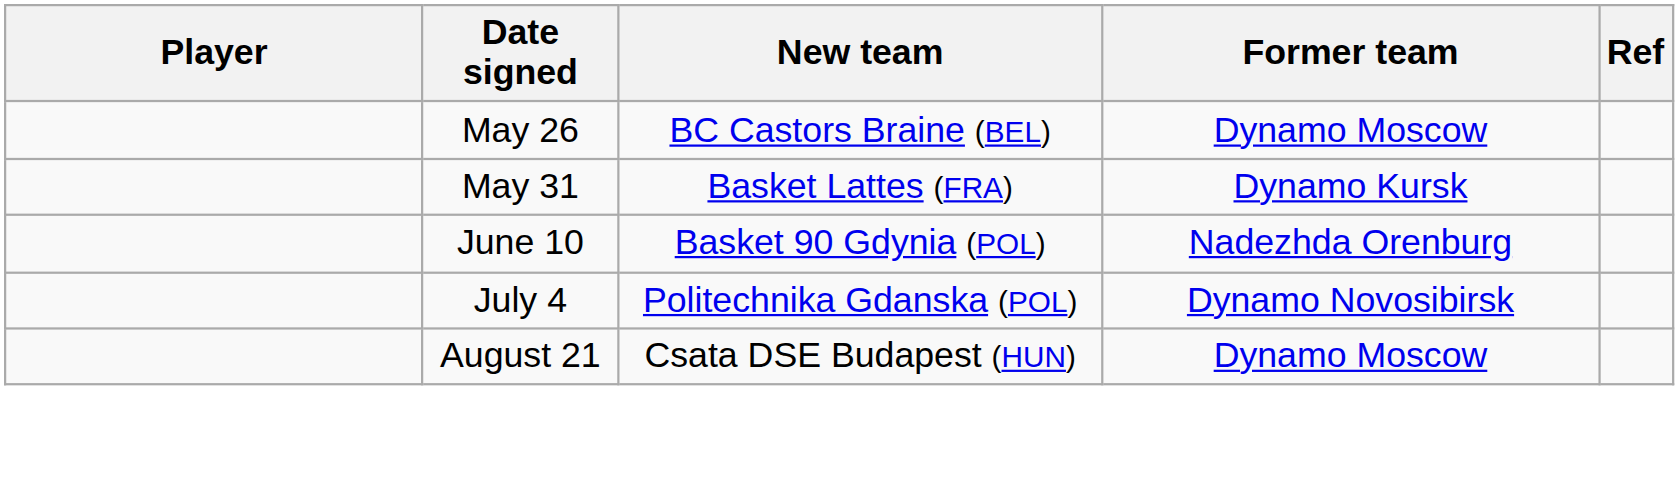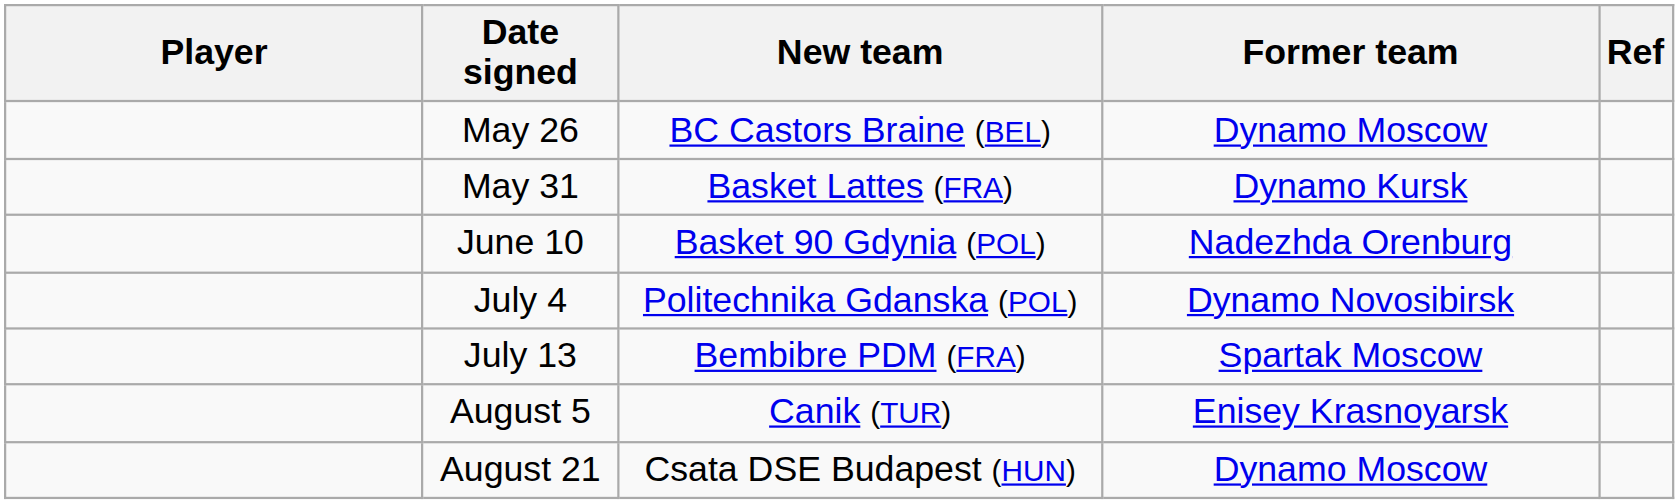+ row: (520, 355)
+ row: (520, 412)
